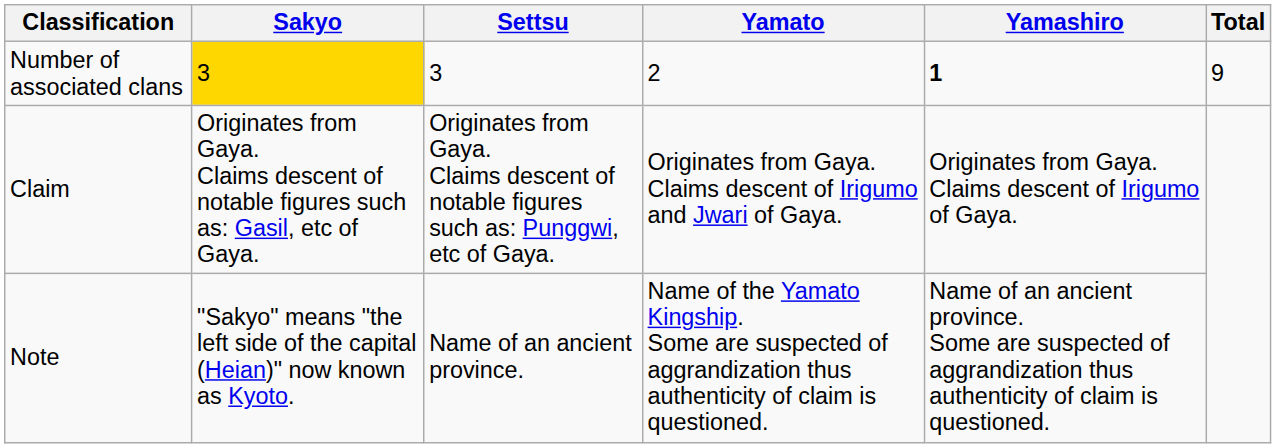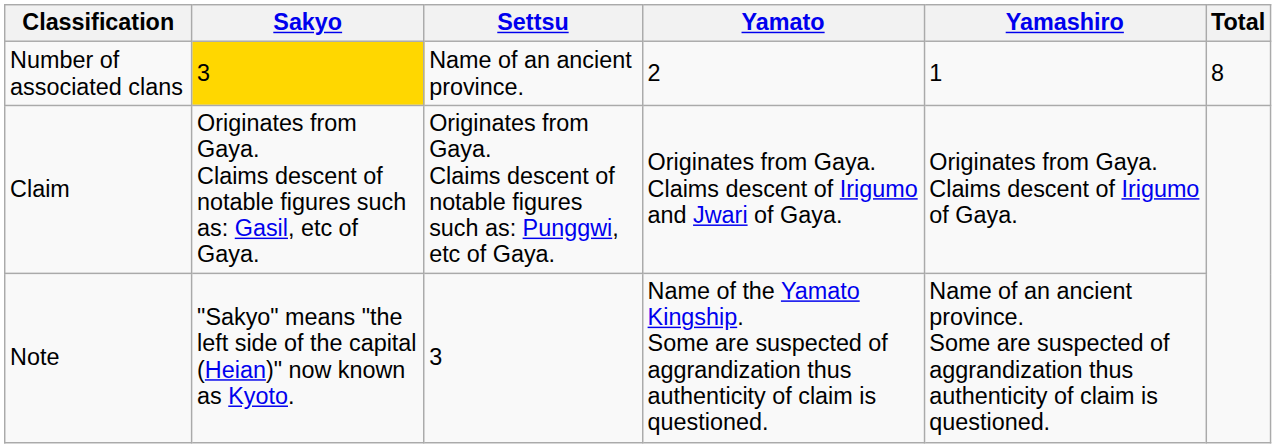(436, 73) 3 -> (530, 73) Name of an ancient province.
(936, 73) bold -> (936, 73) normal
(1218, 73) 9 -> (1218, 73) 8
(530, 357) Name of an ancient province. -> (436, 357) 3
